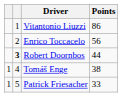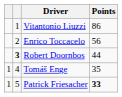(96, 69) 38 -> (96, 69) 35
(96, 84) normal -> (96, 84) bold
